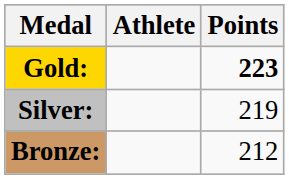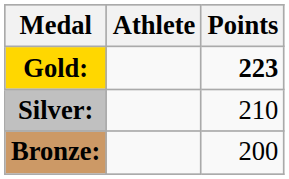(258, 109) 219 -> (258, 109) 210
(258, 151) 212 -> (258, 151) 200
